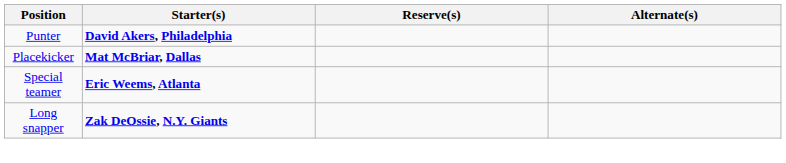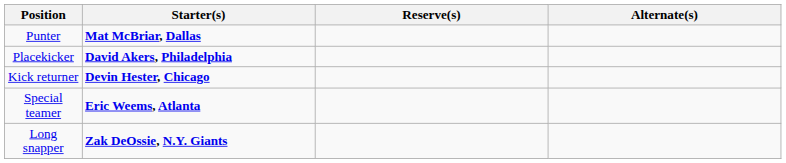(159, 35) David Akers, Philadelphia -> (143, 35) Mat McBriar, Dallas
(143, 56) Mat McBriar, Dallas -> (159, 56) David Akers, Philadelphia
+ row: (43, 77)
